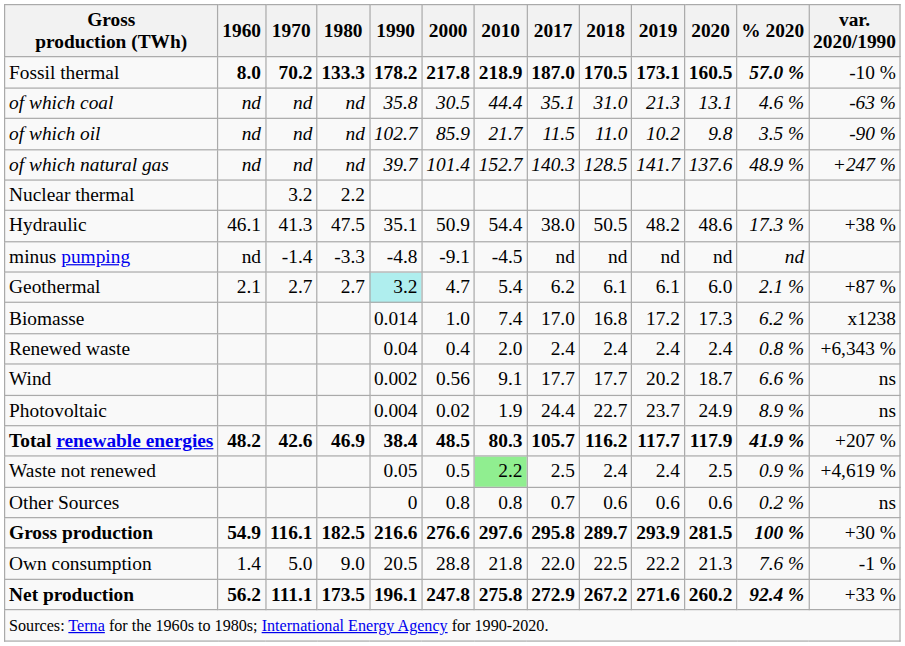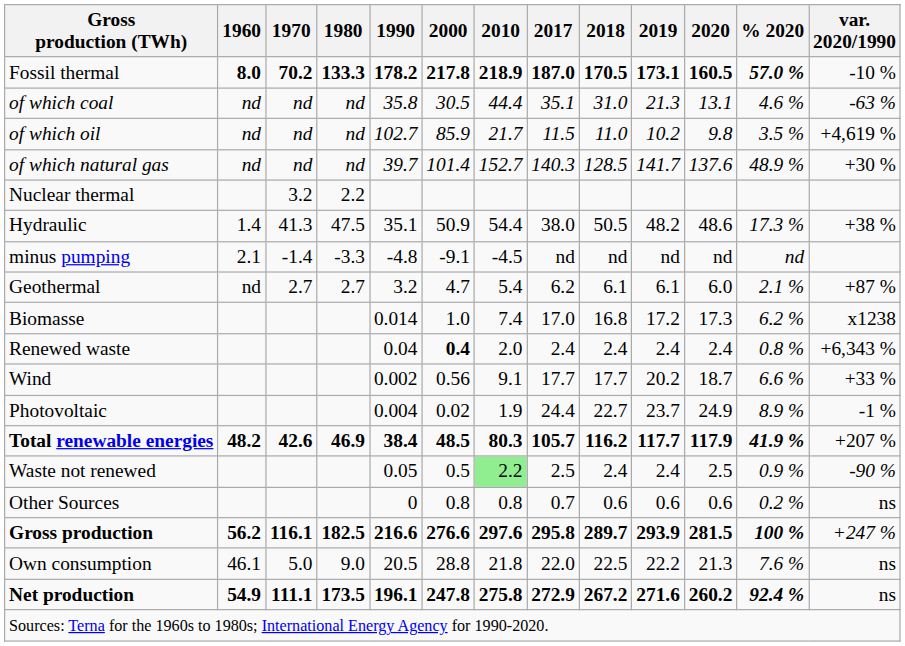(873, 133) -90 % -> (858, 133) +4,619 %
(864, 164) +247 % -> (870, 164) +30 %
(244, 225) 46.1 -> (249, 225) 1.4
(251, 256) nd -> (249, 256) 2.1
(249, 287) 2.1 -> (251, 287) nd
(405, 287) paleturquoise background -> (405, 287) no background
(458, 348) normal -> (458, 348) bold
(887, 379) ns -> (870, 379) +33 %
(887, 410) ns -> (877, 410) -1 %
(858, 471) +4,619 % -> (873, 471) -90 %
(244, 532) 54.9 -> (244, 532) 56.2
(870, 532) +30 % -> (864, 532) +247 %
(249, 563) 1.4 -> (244, 563) 46.1
(877, 563) -1 % -> (887, 563) ns
(244, 594) 56.2 -> (244, 594) 54.9
(870, 594) +33 % -> (887, 594) ns
